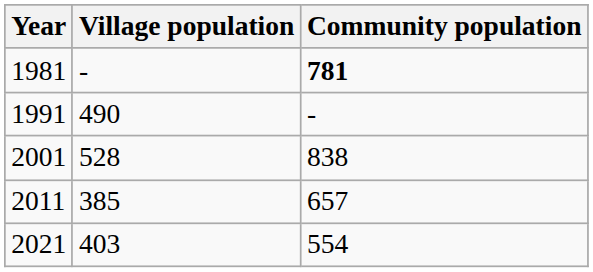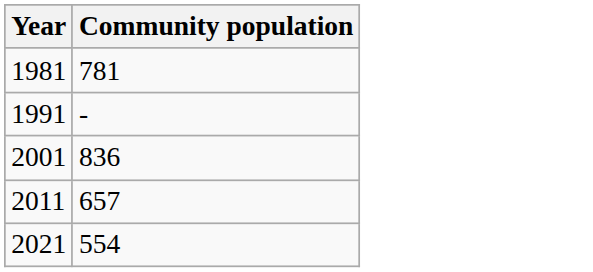- column: (187, 26)
(328, 69) bold -> (100, 69) normal
(328, 157) 838 -> (100, 157) 836
